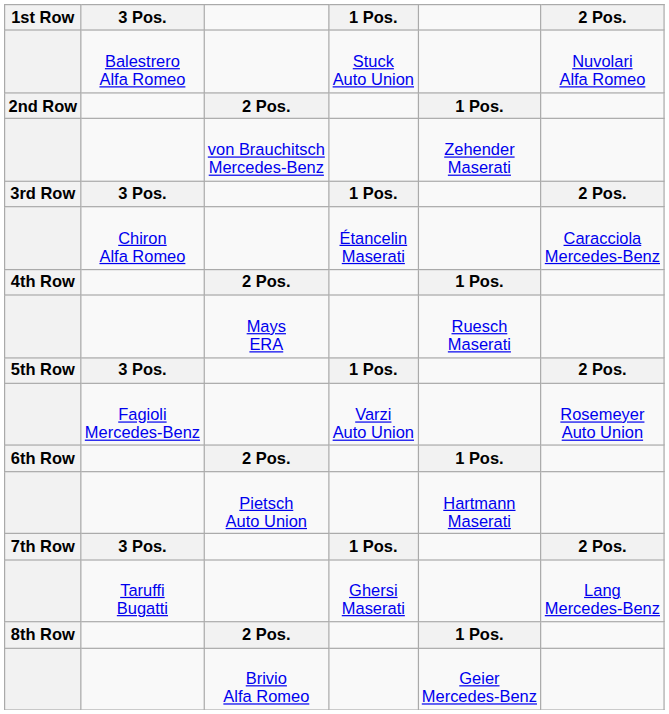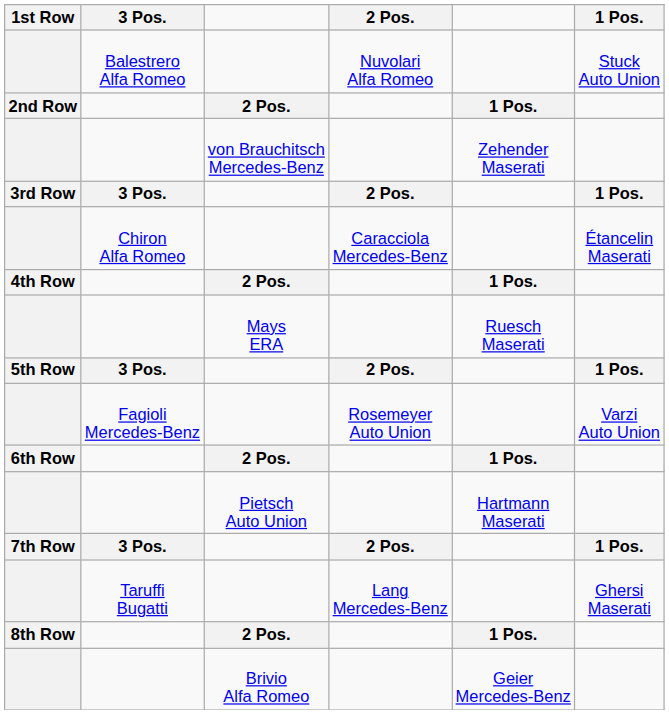columns swapped: (602, 17) <-> (373, 17)
